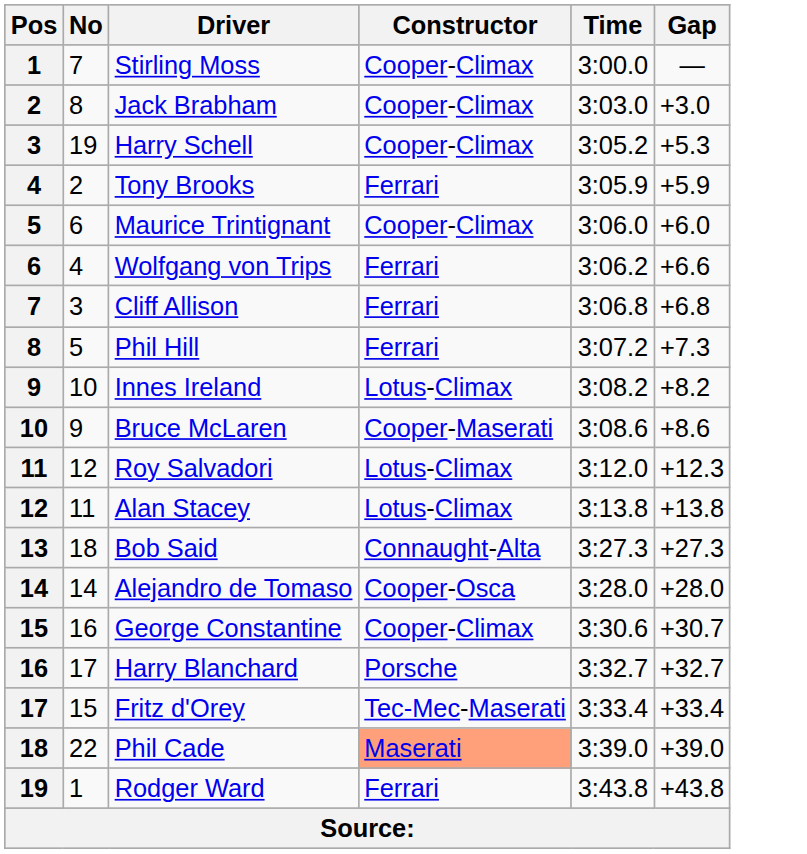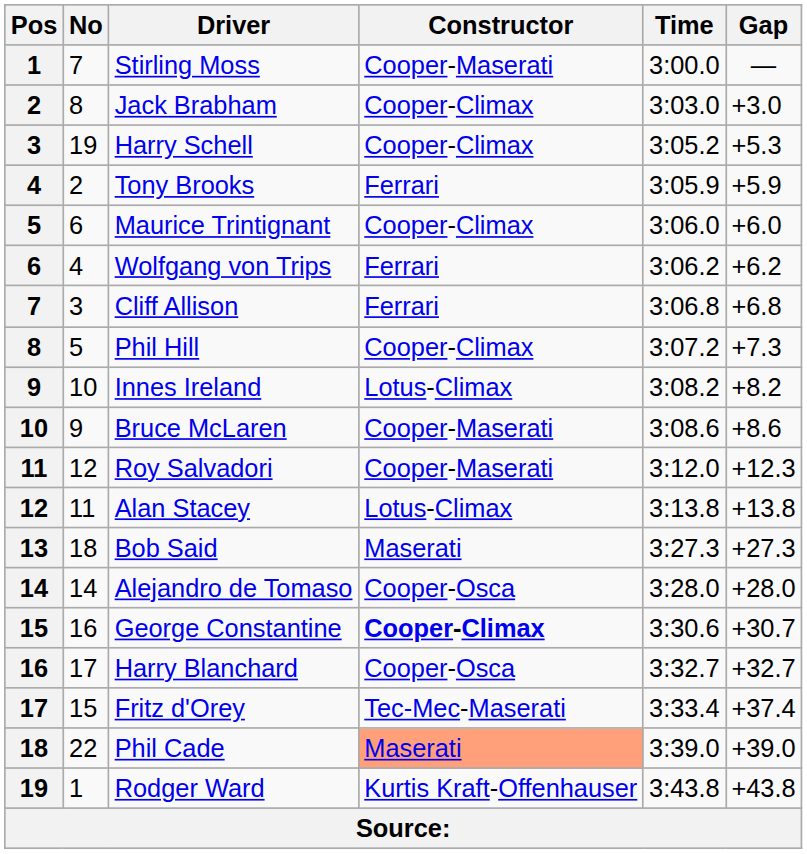(449, 65) Cooper-Climax -> (459, 65) Cooper-Maserati
(685, 266) +6.6 -> (756, 266) +6.2
(402, 347) Ferrari -> (449, 347) Cooper-Climax
(438, 467) Lotus-Climax -> (459, 467) Cooper-Maserati
(452, 548) Connaught-Alta -> (413, 548) Maserati
(449, 628) normal -> (454, 628) bold
(411, 668) Porsche -> (440, 668) Cooper-Osca
(692, 708) +33.4 -> (764, 708) +37.4
(402, 789) Ferrari -> (501, 789) Kurtis Kraft-Offenhauser
